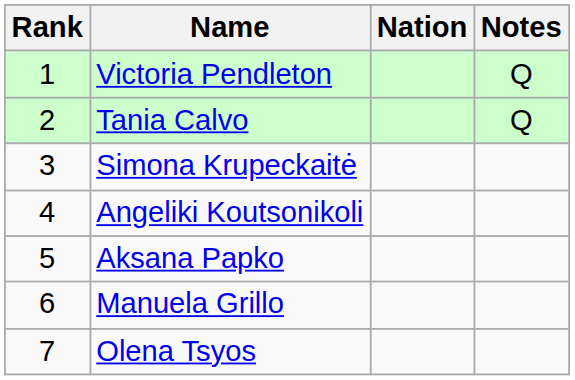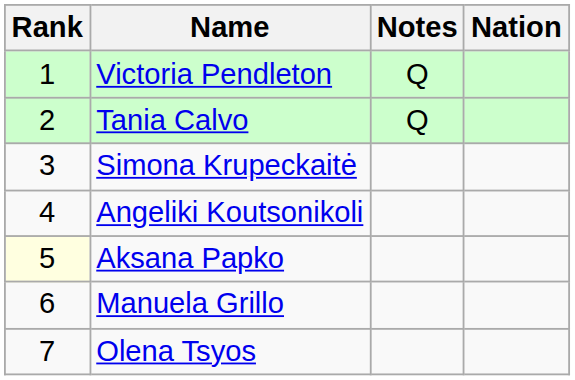columns swapped: (422, 27) <-> (521, 27)
(47, 258) no background -> (47, 258) lightyellow background
